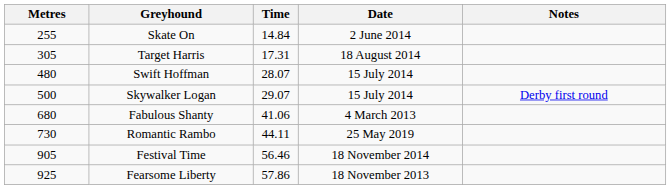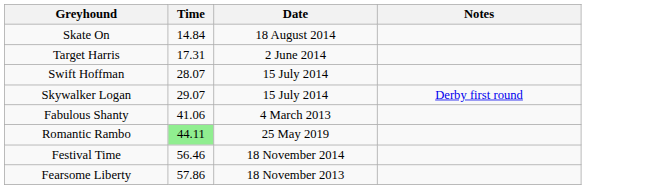- column: (47, 14)
(380, 34) 2 June 2014 -> (295, 34) 18 August 2014
(380, 54) 18 August 2014 -> (295, 54) 2 June 2014
(276, 134) no background -> (191, 134) lightgreen background
